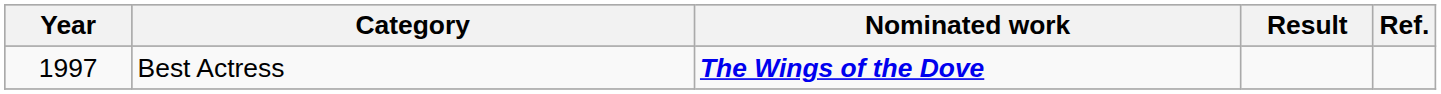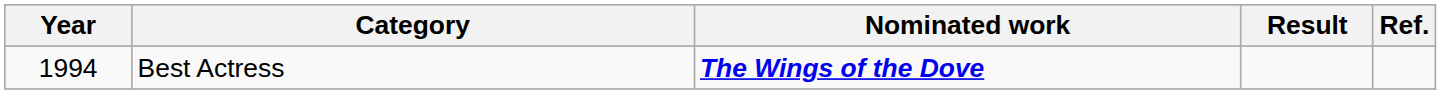(68, 67) 1997 -> (68, 67) 1994
